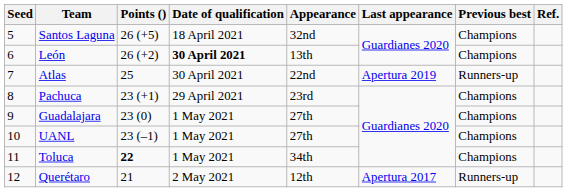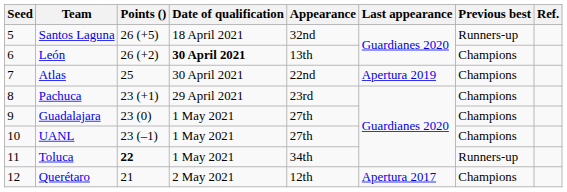(488, 34) Champions -> (488, 34) Runners-up
(488, 75) Runners-up -> (488, 75) Champions
(488, 156) Champions -> (488, 156) Runners-up
(488, 177) Runners-up -> (488, 177) Champions
